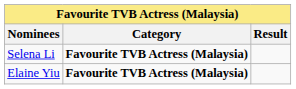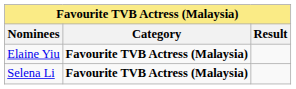rows swapped: (31, 53) <-> (34, 73)
